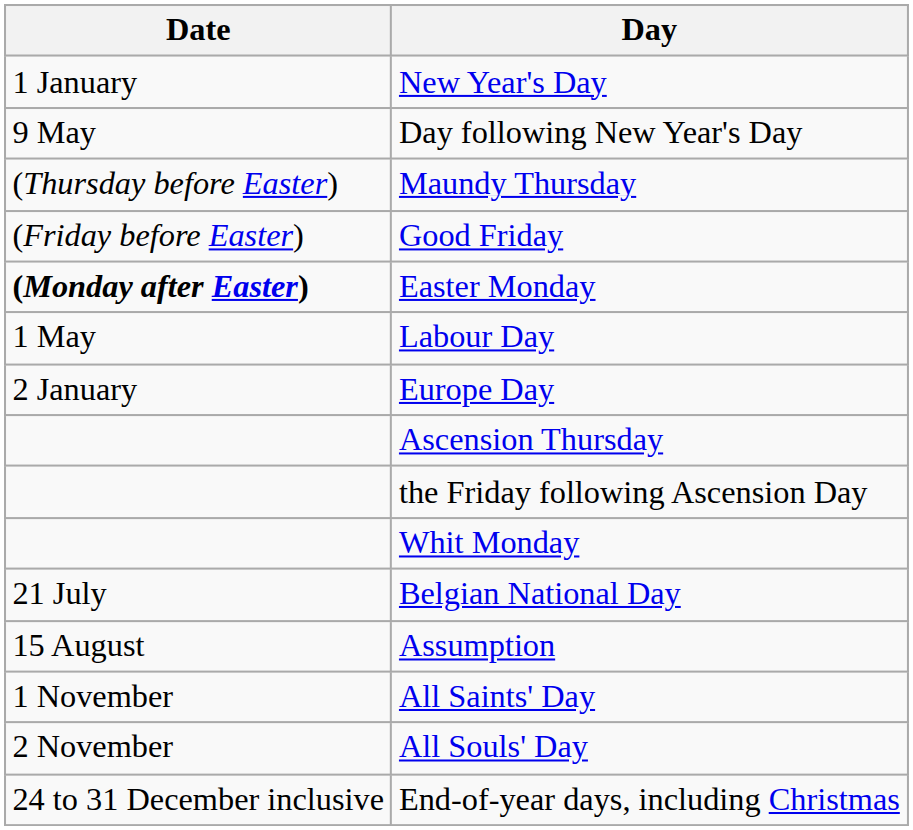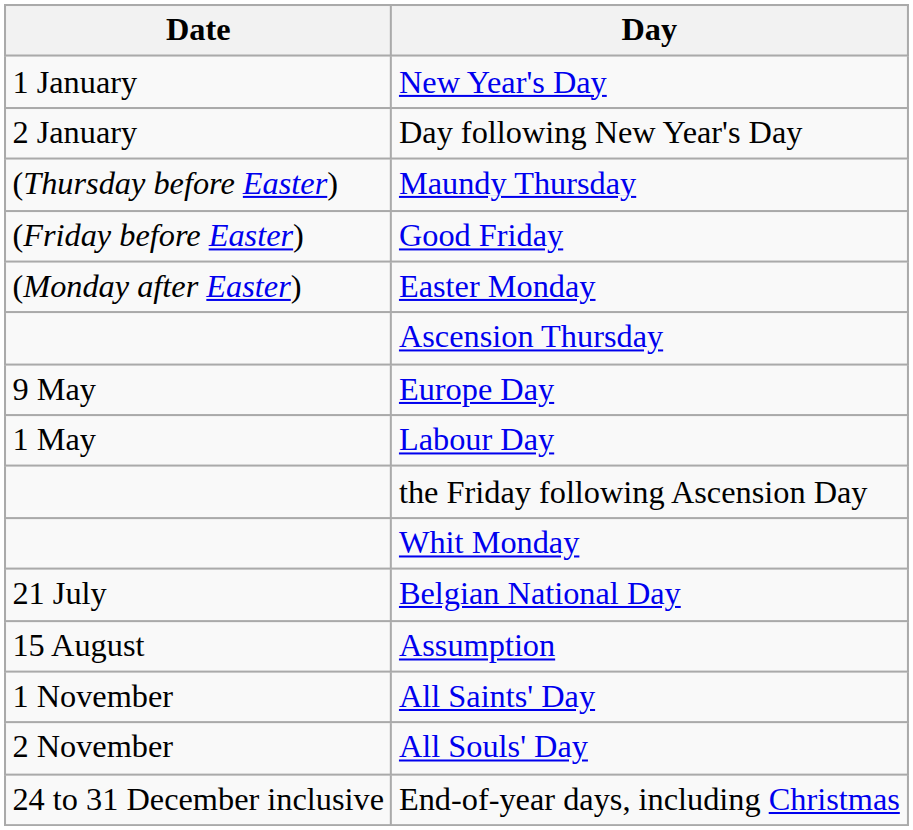(54, 132) 9 May -> (75, 132) 2 January
(161, 286) bold -> (157, 286) normal
rows swapped: (477, 337) <-> (531, 440)
(75, 388) 2 January -> (54, 388) 9 May
